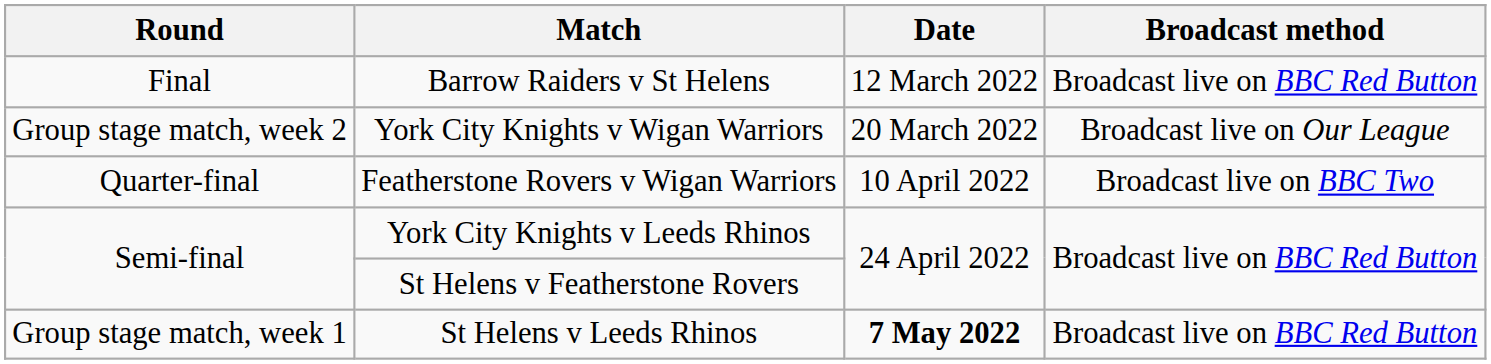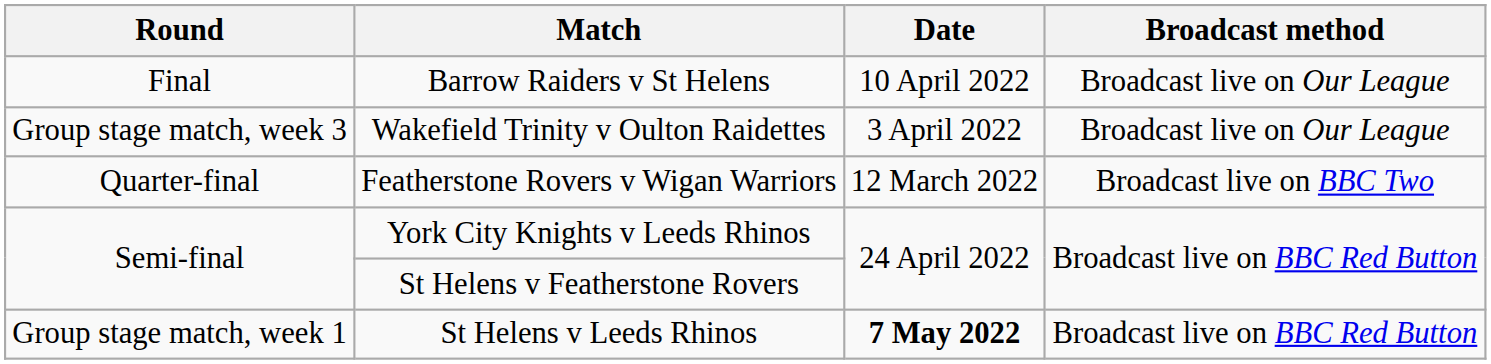(944, 80) 12 March 2022 -> (944, 80) 10 April 2022
(1265, 80) Broadcast live on BBC Red Button -> (1265, 80) Broadcast live on Our League
- row: (599, 131)
+ row: (599, 131)
(944, 181) 10 April 2022 -> (944, 181) 12 March 2022
